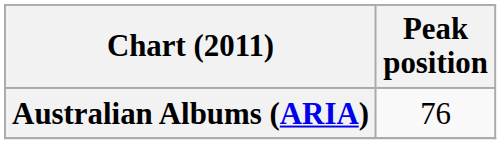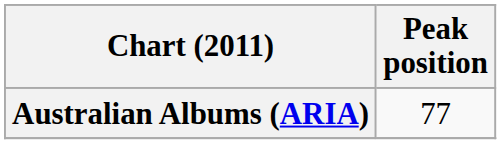(436, 112) 76 -> (436, 112) 77
